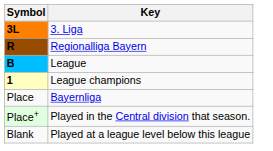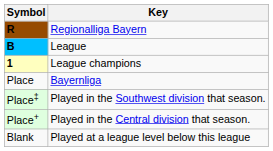- row: (13, 30)
+ row: (23, 99)
